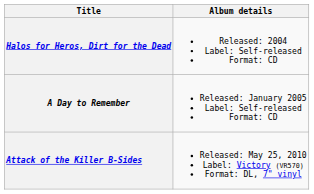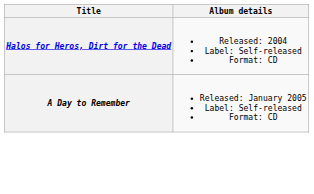- row: (74, 160)
